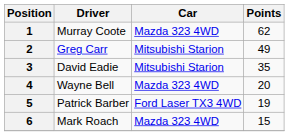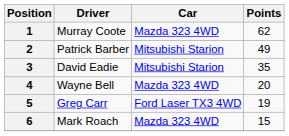(82, 49) Greg Carr -> (93, 49) Patrick Barber
(93, 103) Patrick Barber -> (82, 103) Greg Carr
